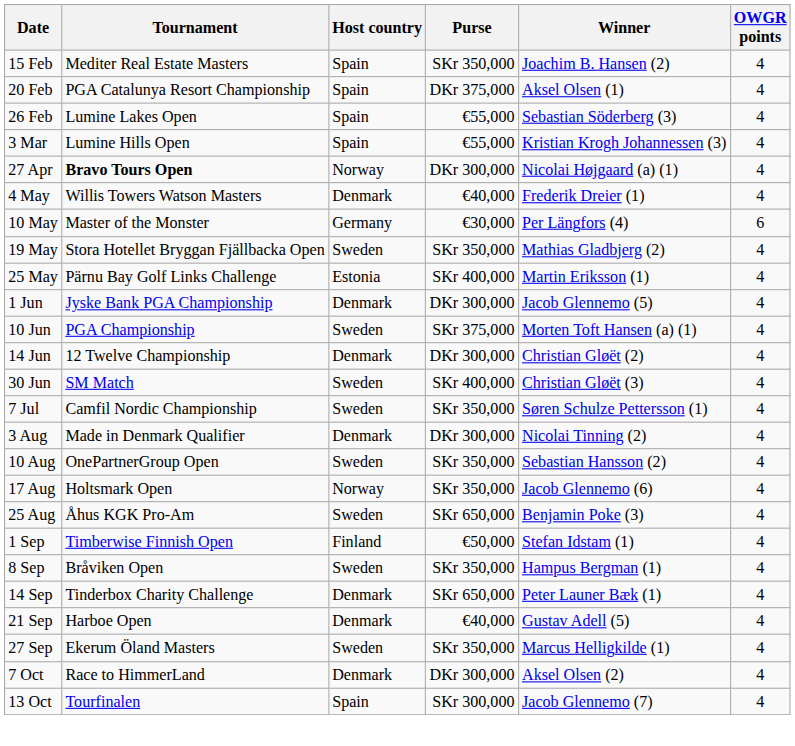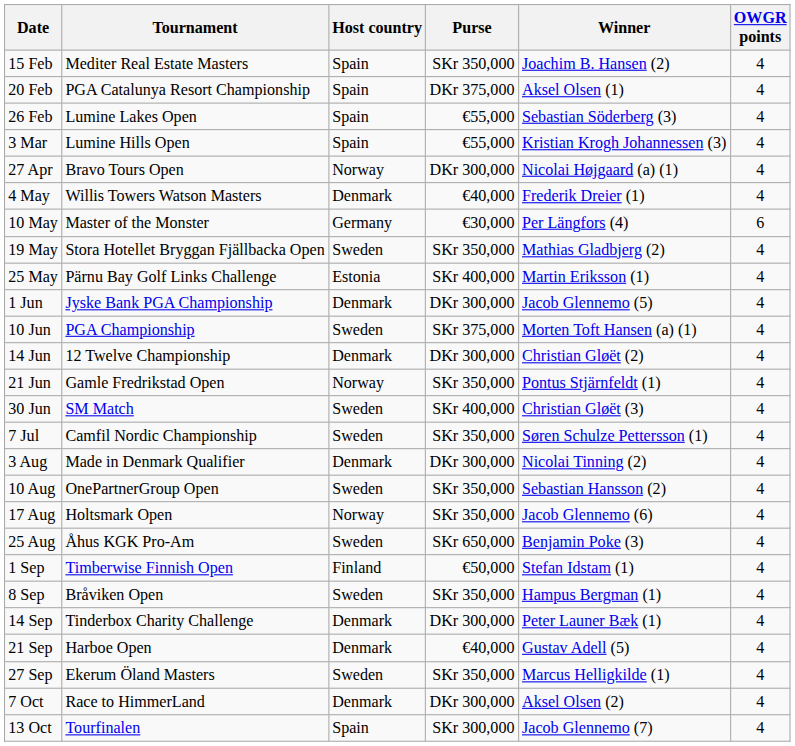(129, 169) bold -> (125, 169) normal
+ row: (30, 382)
(473, 594) SKr 650,000 -> (472, 621) DKr 300,000
